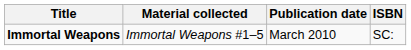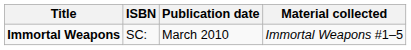columns swapped: (195, 14) <-> (388, 14)
